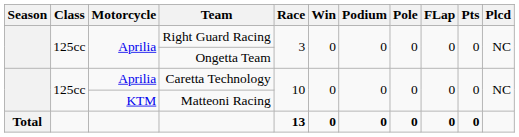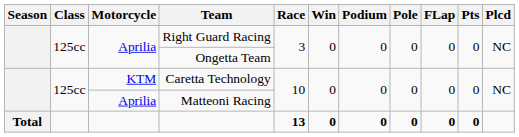(137, 79) Aprilia -> (141, 79) KTM
(141, 100) KTM -> (137, 100) Aprilia
